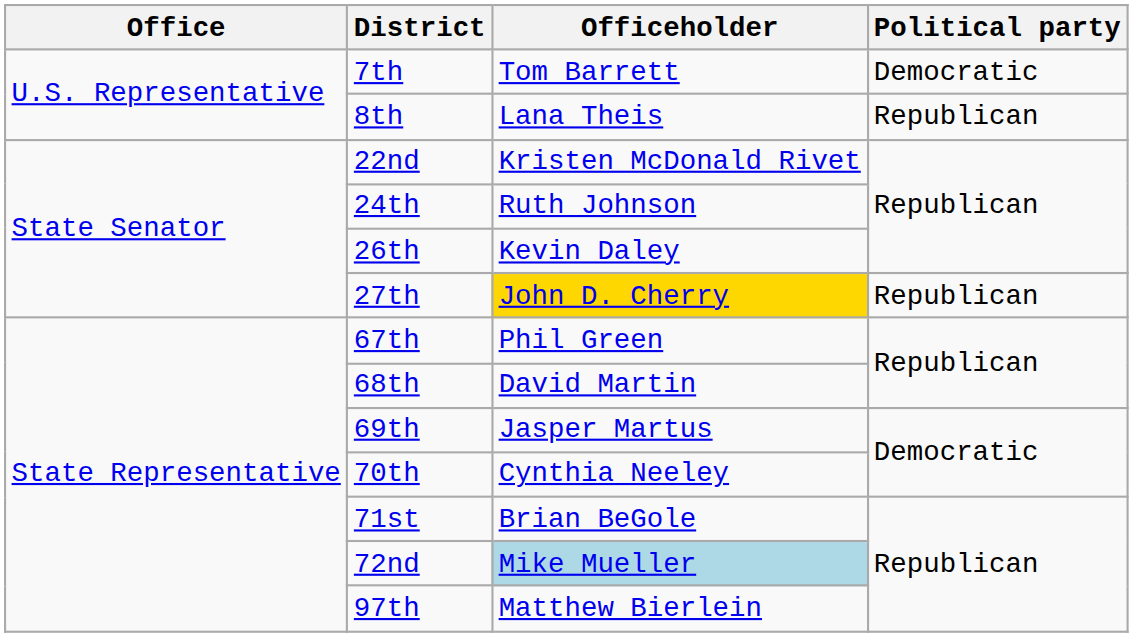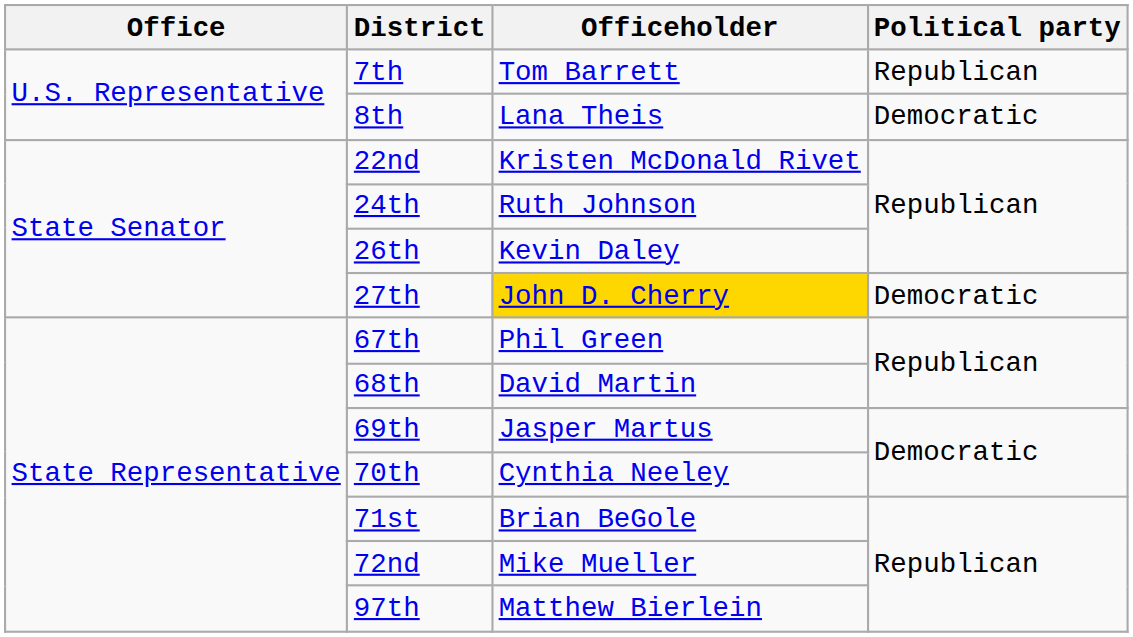(956, 72) Democratic -> (956, 72) Republican
(956, 117) Republican -> (956, 117) Democratic
(956, 296) Republican -> (956, 296) Democratic
(597, 564) lightblue background -> (597, 564) no background
